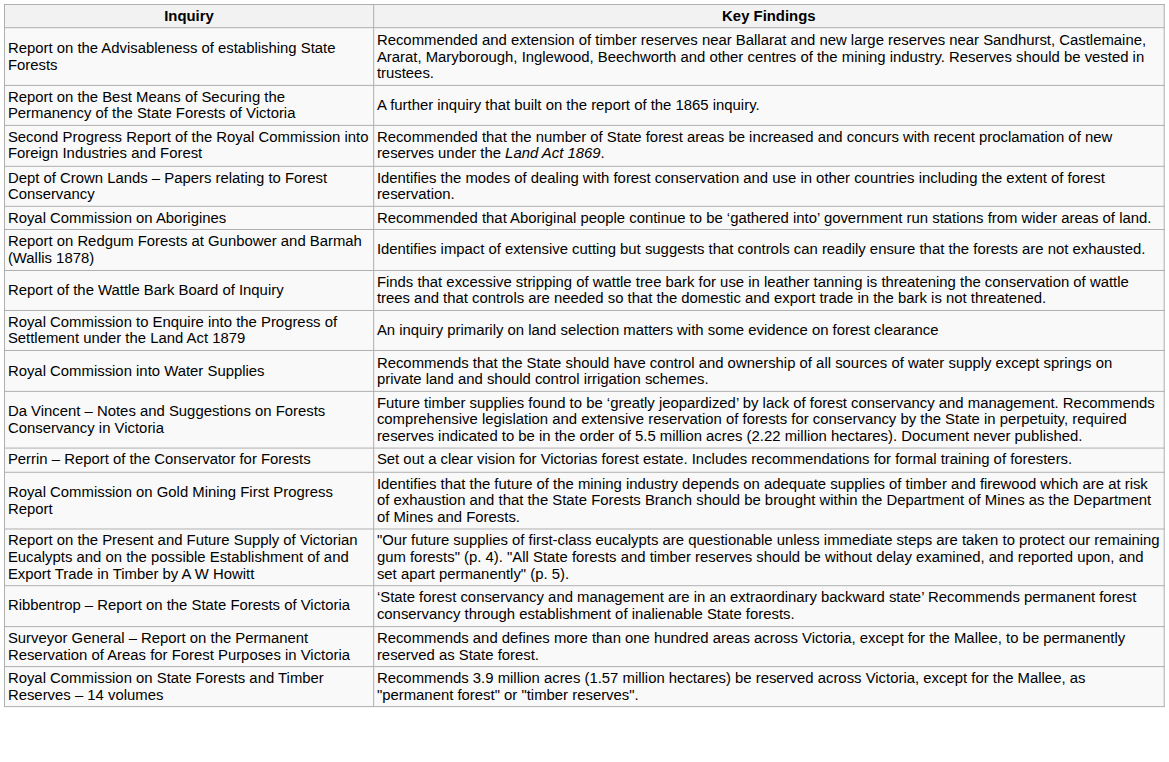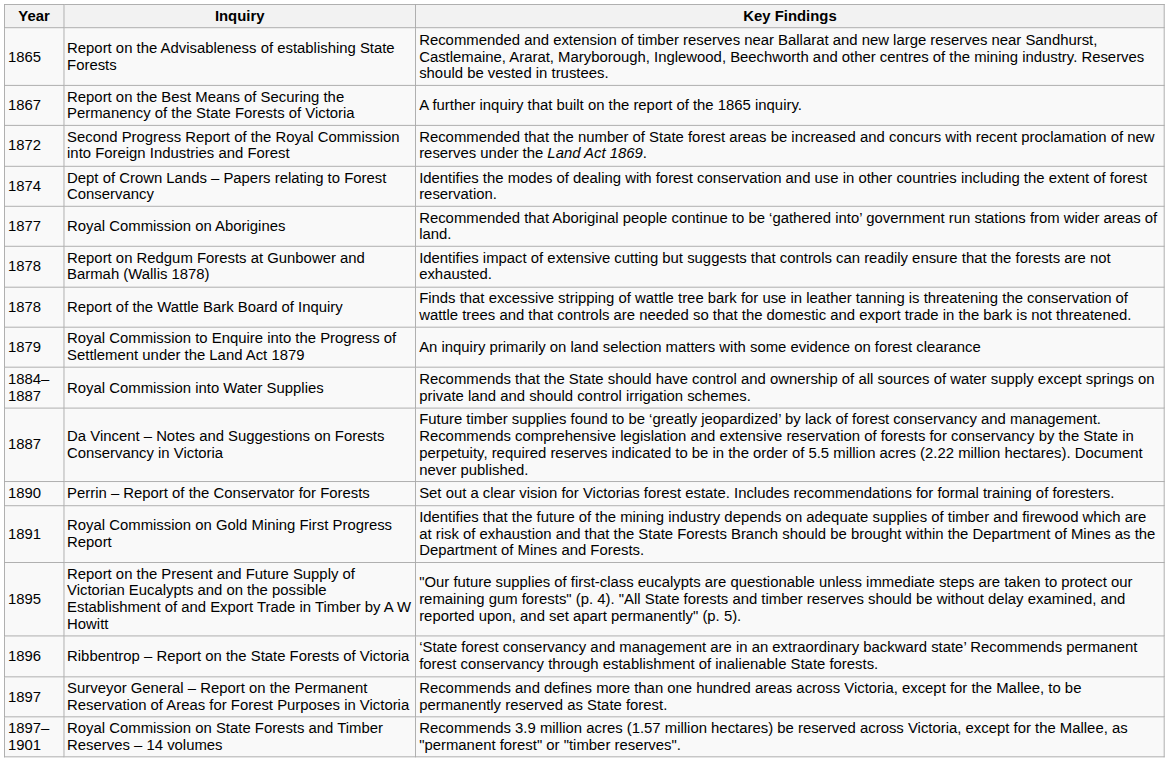+ column: (34, 16)
